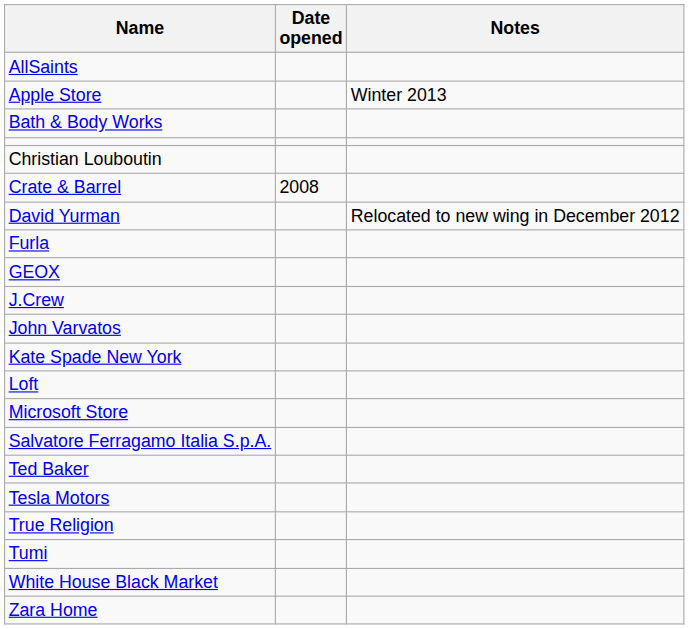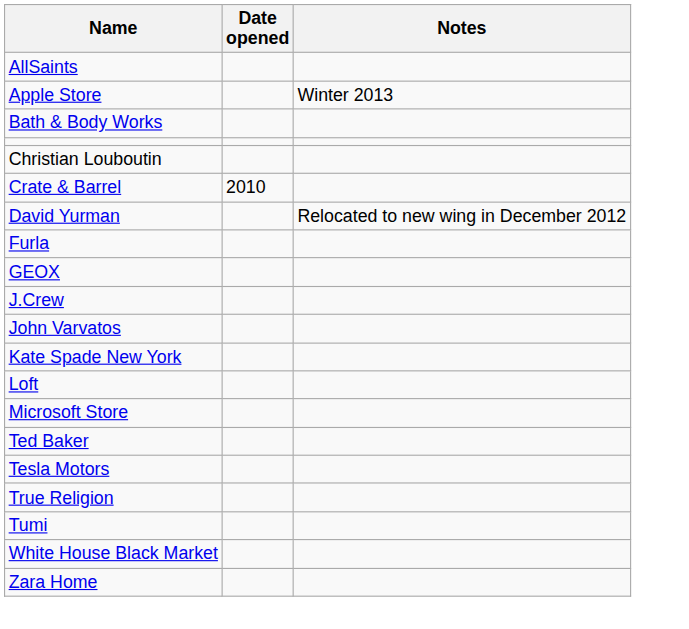(299, 187) 2008 -> (246, 187) 2010
- row: (140, 441)
